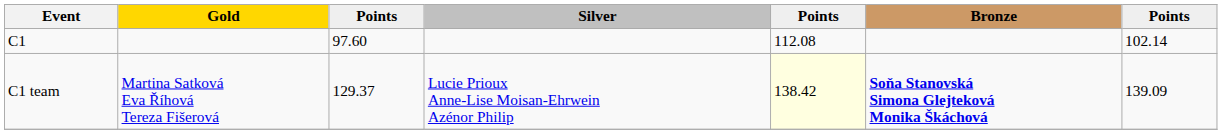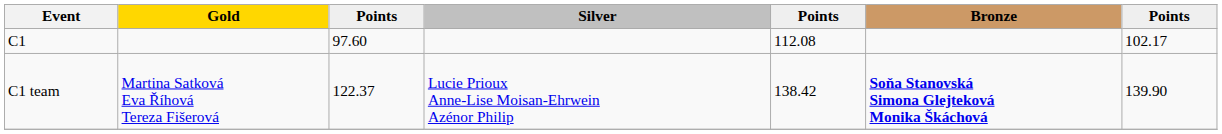(1146, 41) 102.14 -> (1146, 41) 102.17
(354, 91) 129.37 -> (354, 91) 122.37
(795, 91) lightyellow background -> (795, 91) no background
(1146, 91) 139.09 -> (1146, 91) 139.90
